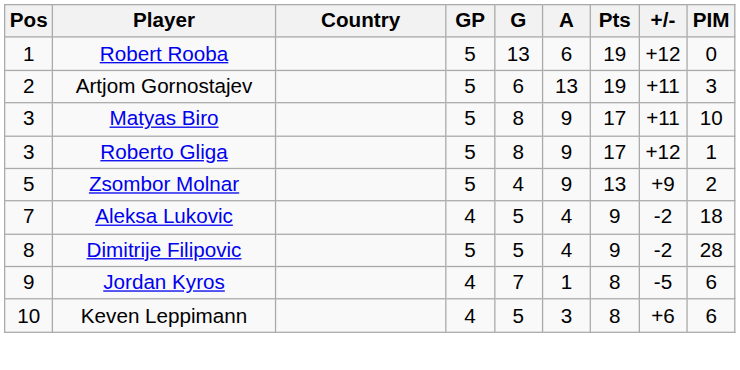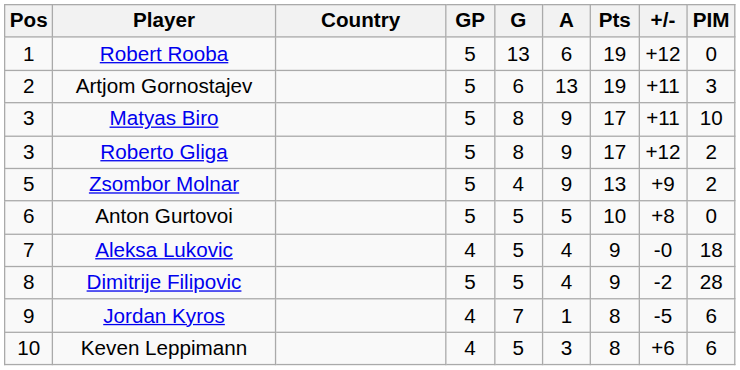(711, 151) 1 -> (711, 151) 2
+ row: (164, 217)
(663, 217) -2 -> (663, 250) -0
